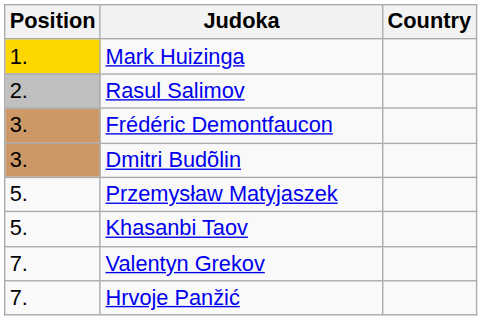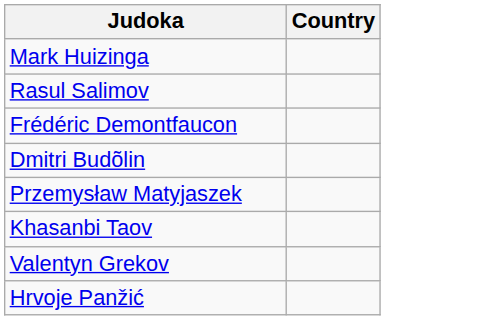- column: (53, 21)
